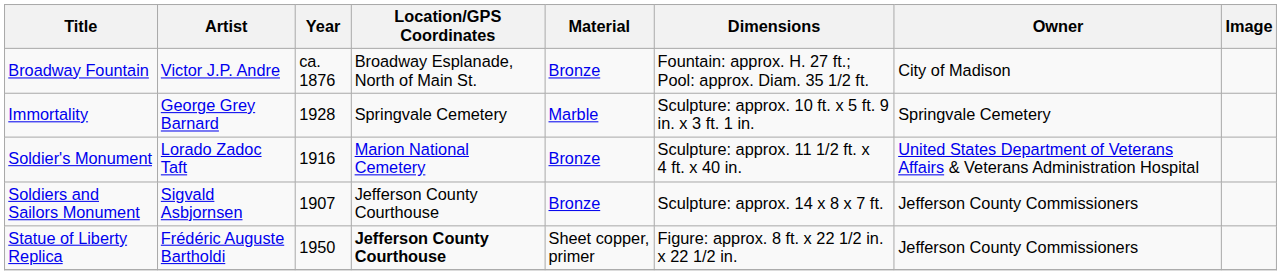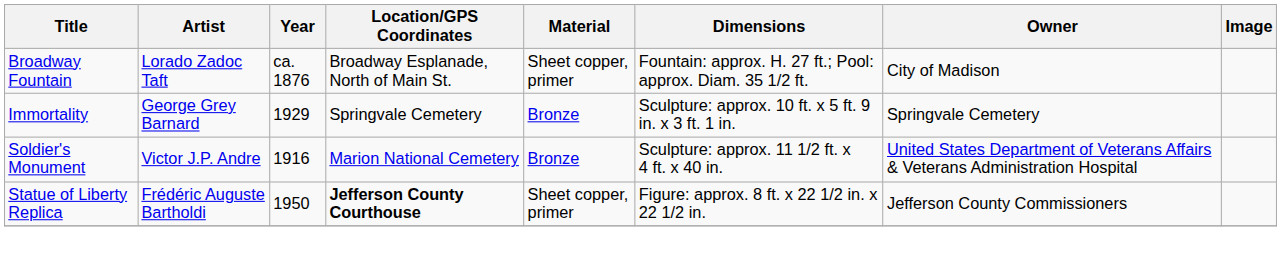(220, 70) Victor J.P. Andre -> (192, 70) Lorado Zadoc Taft
(574, 70) Bronze -> (578, 70) Sheet copper, primer
(317, 115) 1928 -> (291, 115) 1929
(573, 115) Marble -> (553, 115) Bronze
(211, 159) Lorado Zadoc Taft -> (201, 159) Victor J.P. Andre
- row: (74, 203)
